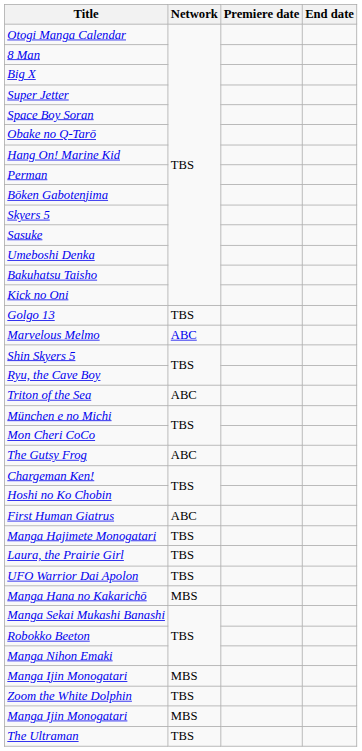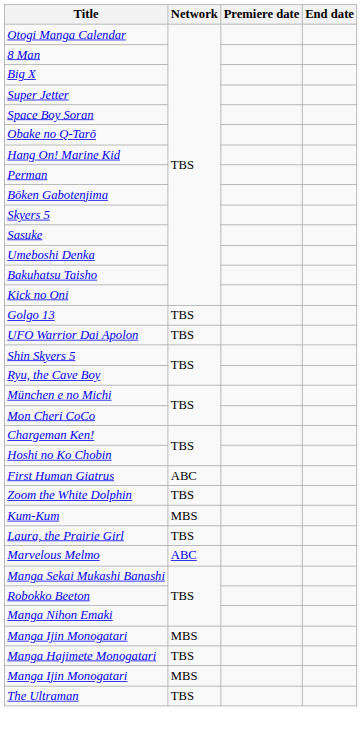rows swapped: (53, 335) <-> (73, 575)
- row: (49, 395)
- row: (47, 455)
rows swapped: (70, 696) <-> (82, 535)
+ row: (33, 515)
- row: (77, 595)
